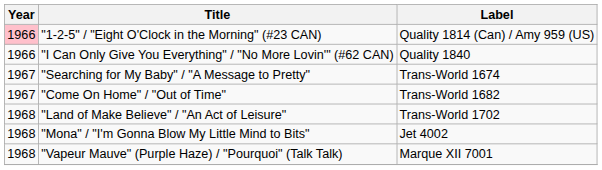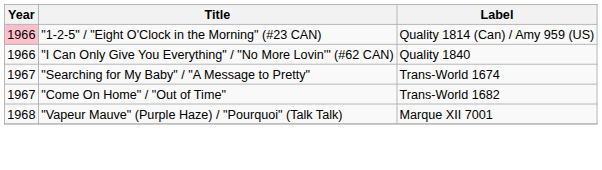- row: (164, 114)
- row: (175, 134)
